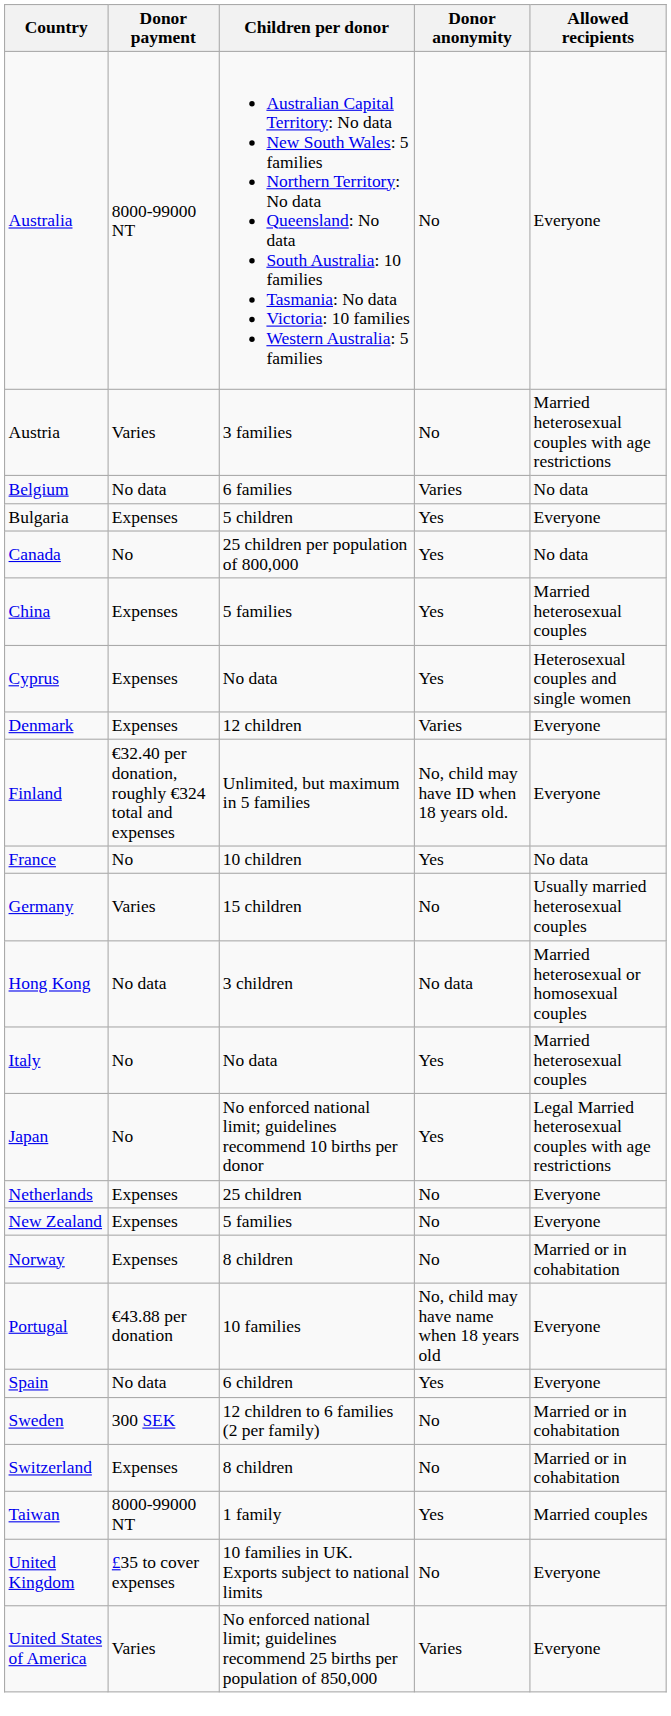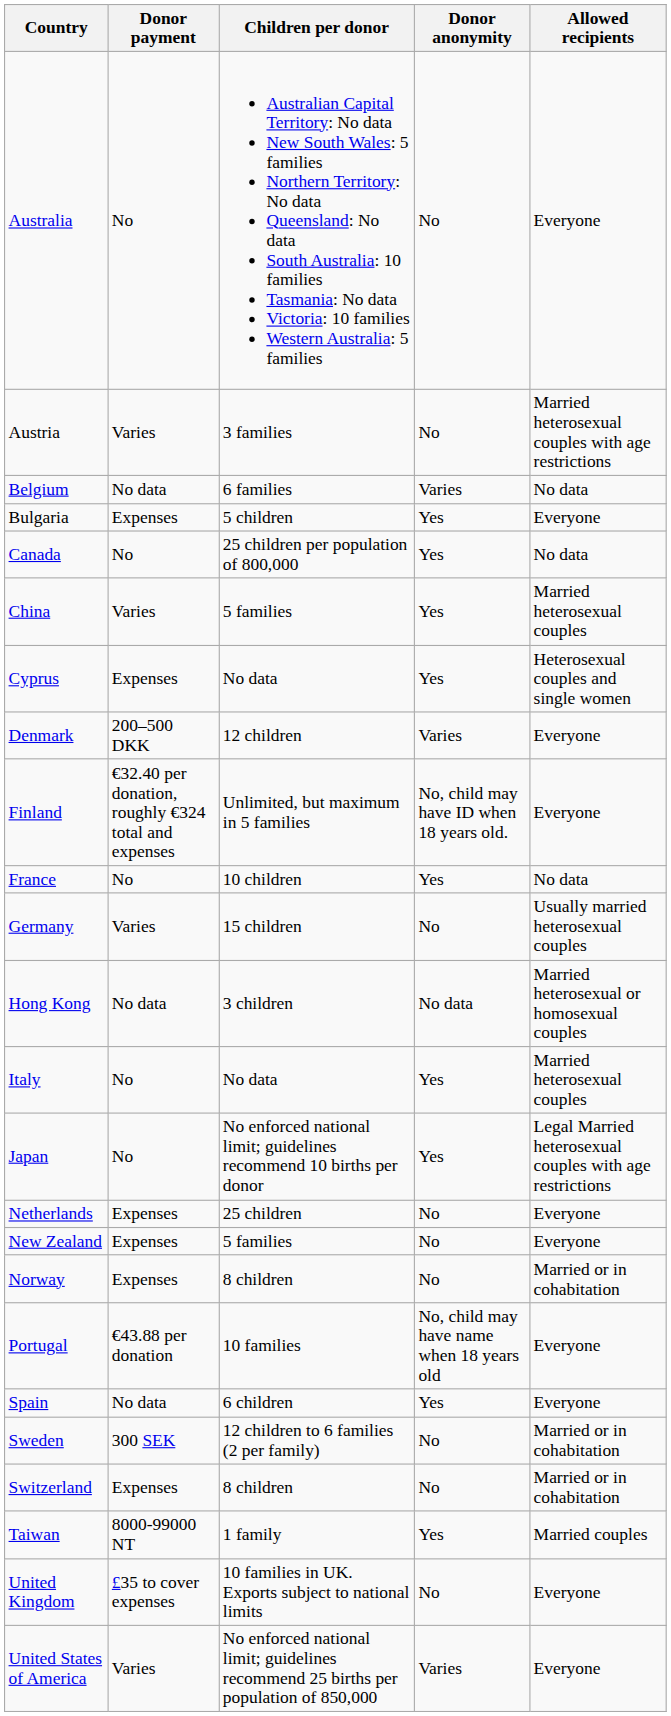(154, 220) 8000-99000 NT -> (123, 220) No
(145, 611) Expenses -> (134, 611) Varies
(145, 725) Expenses -> (142, 735) 200–500 DKK
